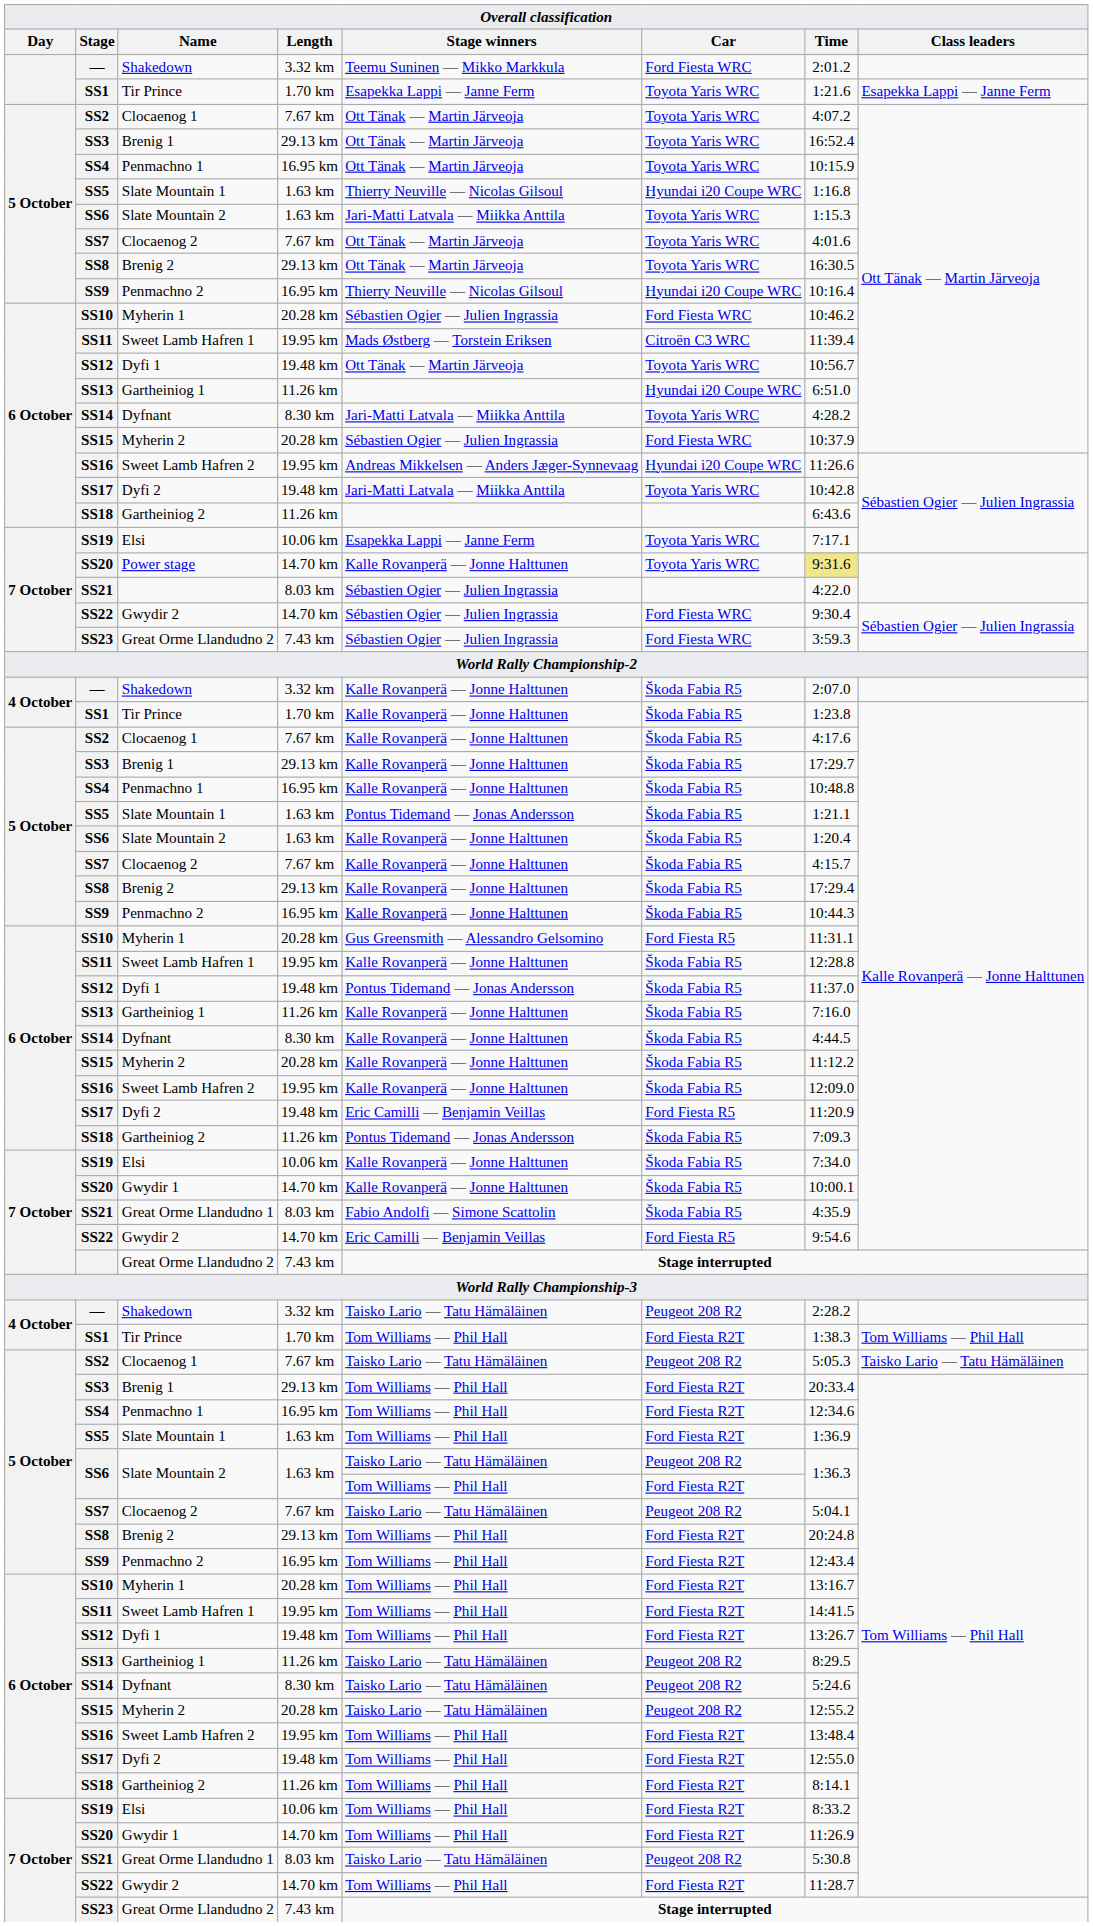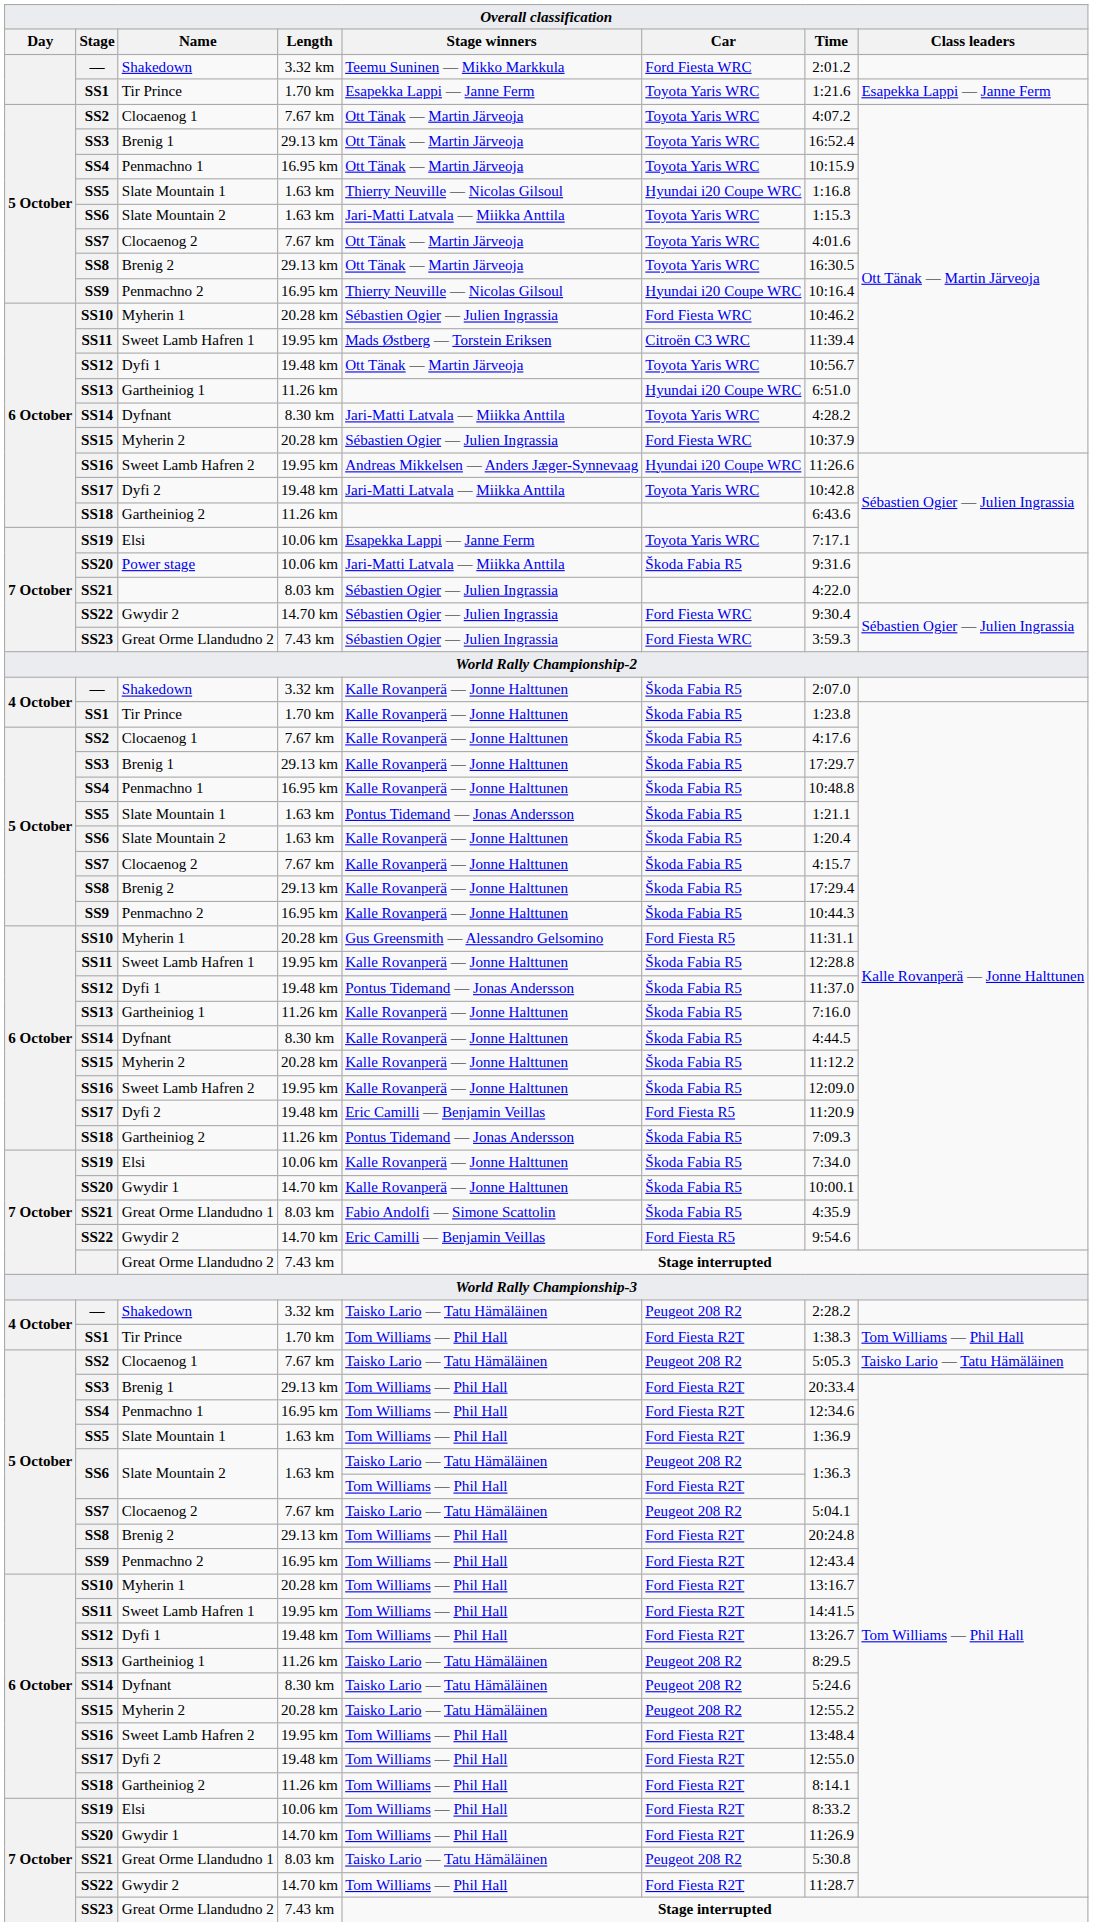(310, 564) 14.70 km -> (310, 564) 10.06 km
(457, 564) Kalle Rovanperä — Jonne Halttunen -> (455, 564) Jari-Matti Latvala — Miikka Anttila
(702, 564) Toyota Yaris WRC -> (694, 564) Škoda Fabia R5
(831, 564) khaki background -> (831, 564) no background
